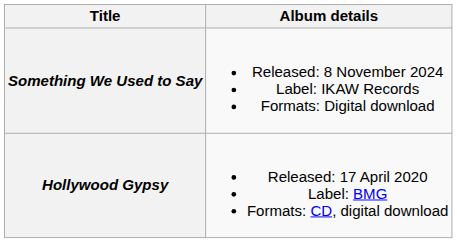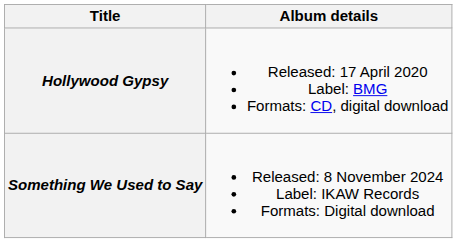rows swapped: (105, 185) <-> (105, 80)
